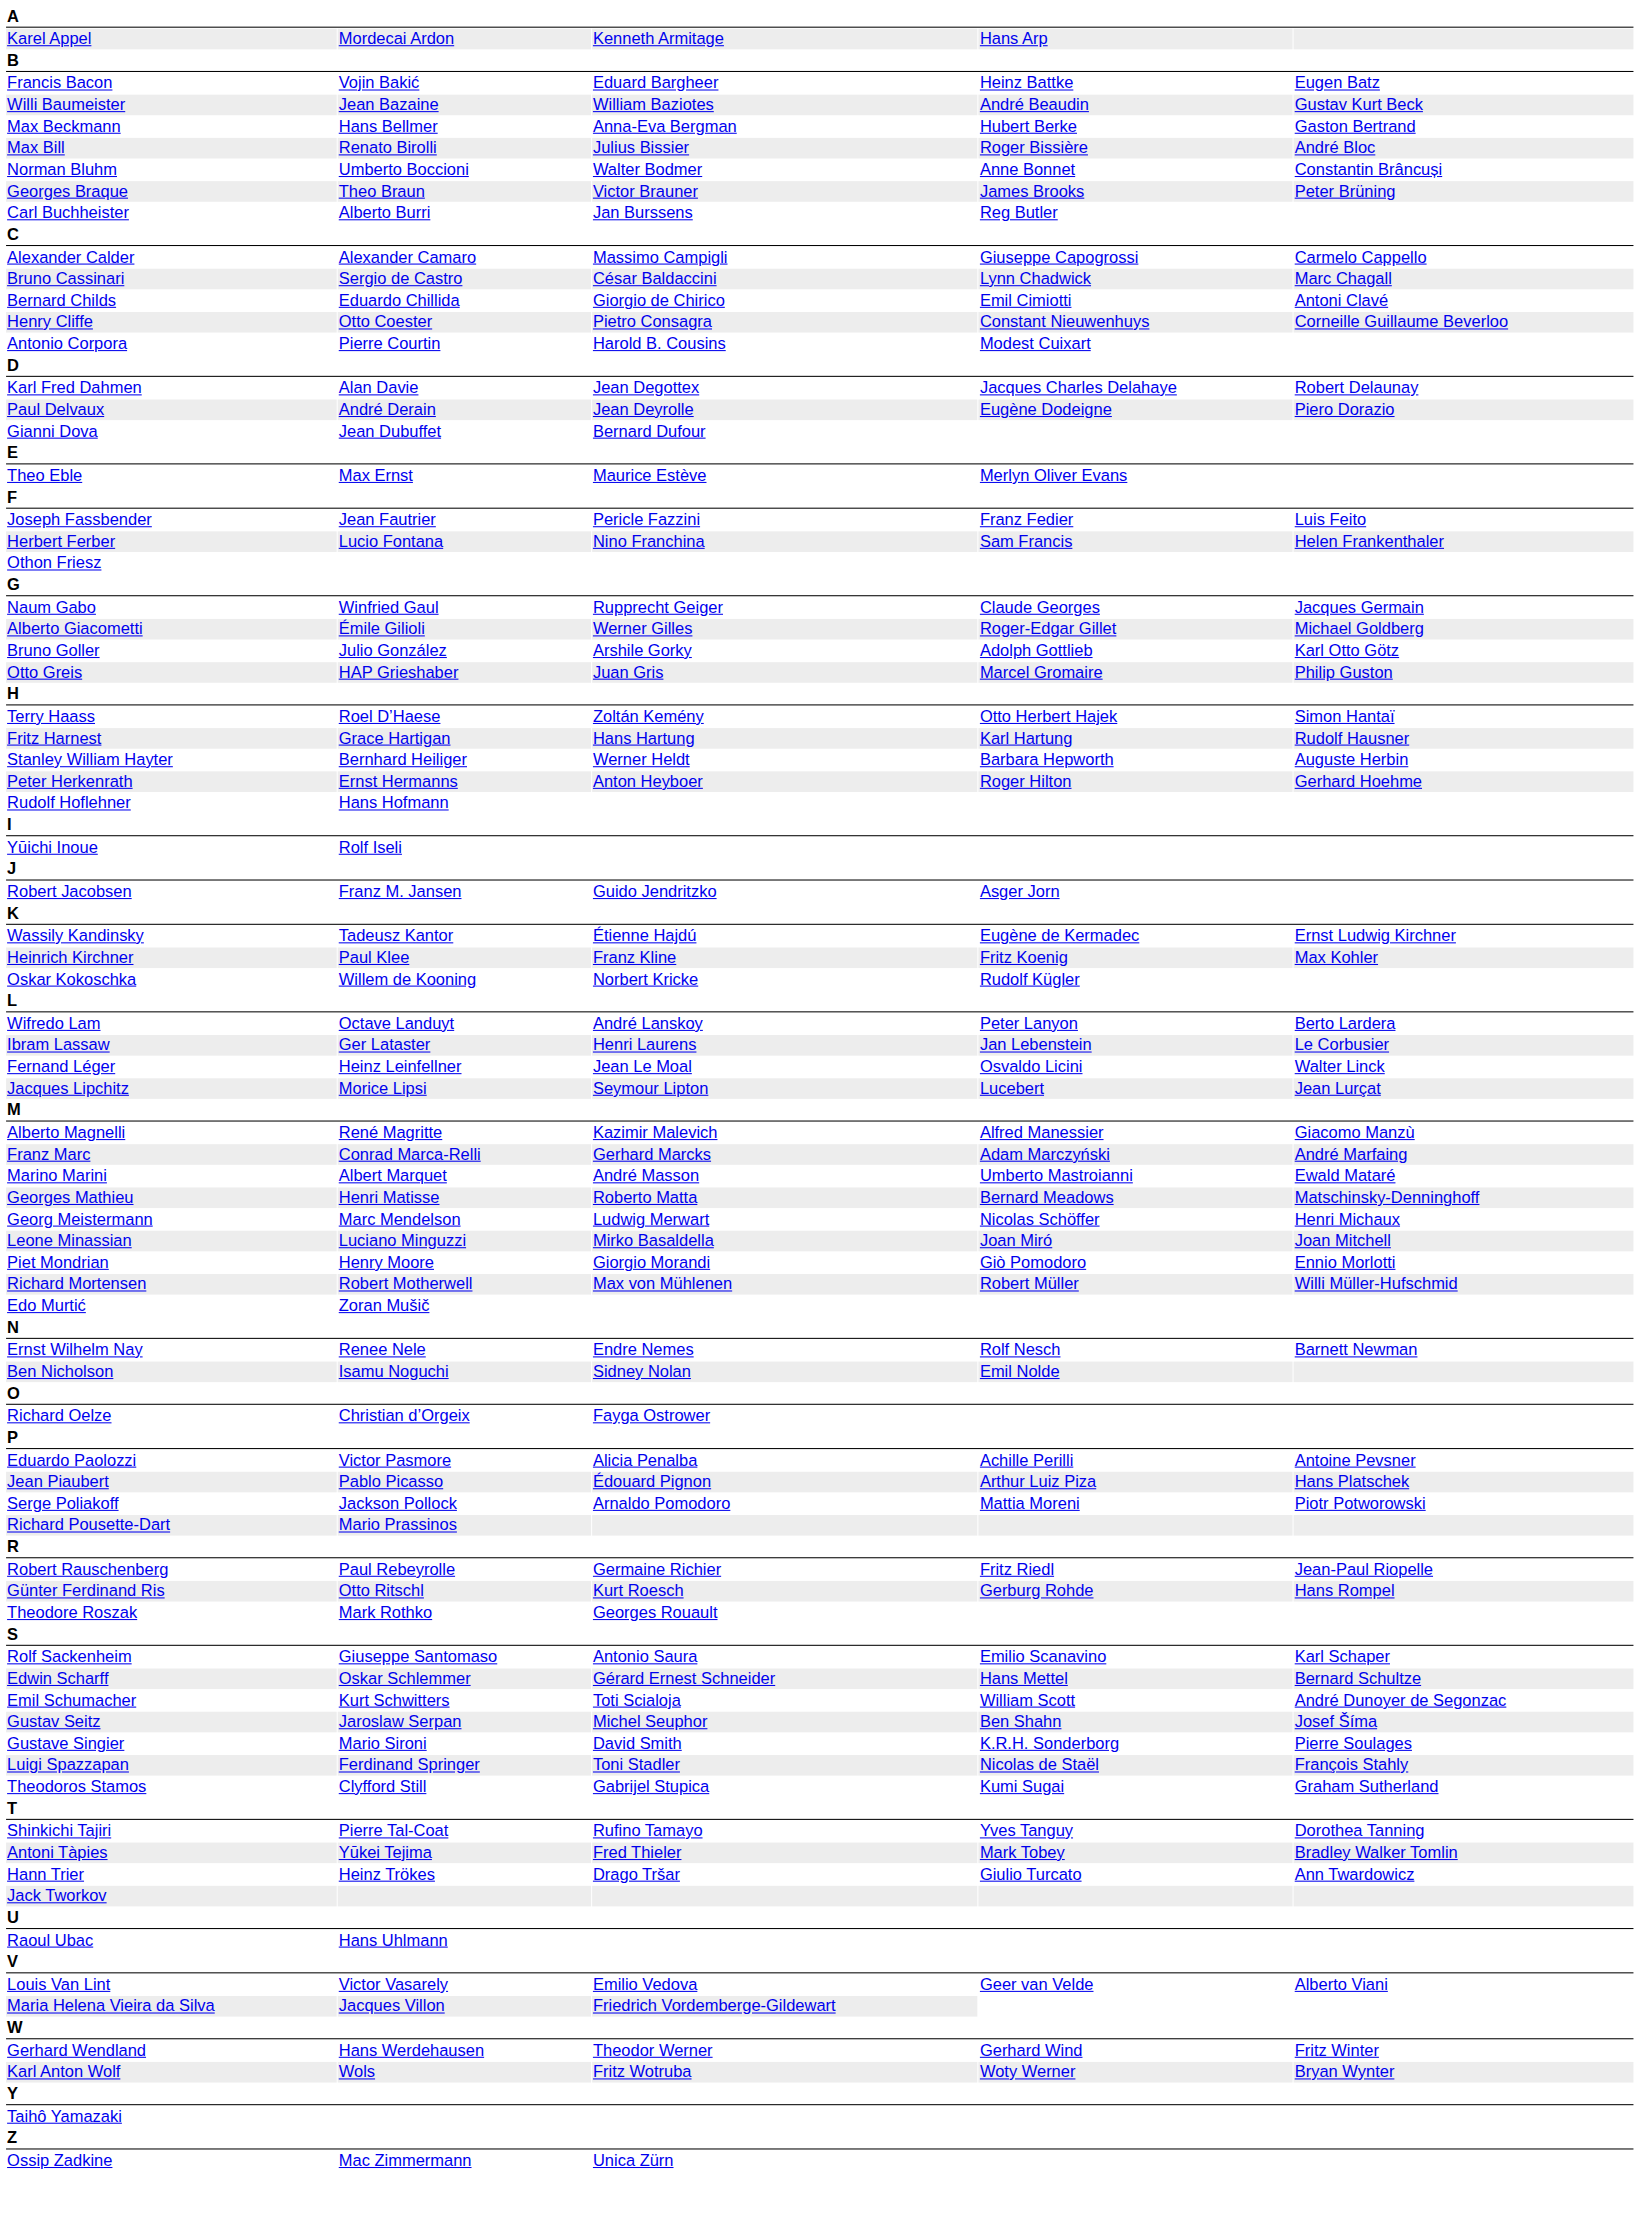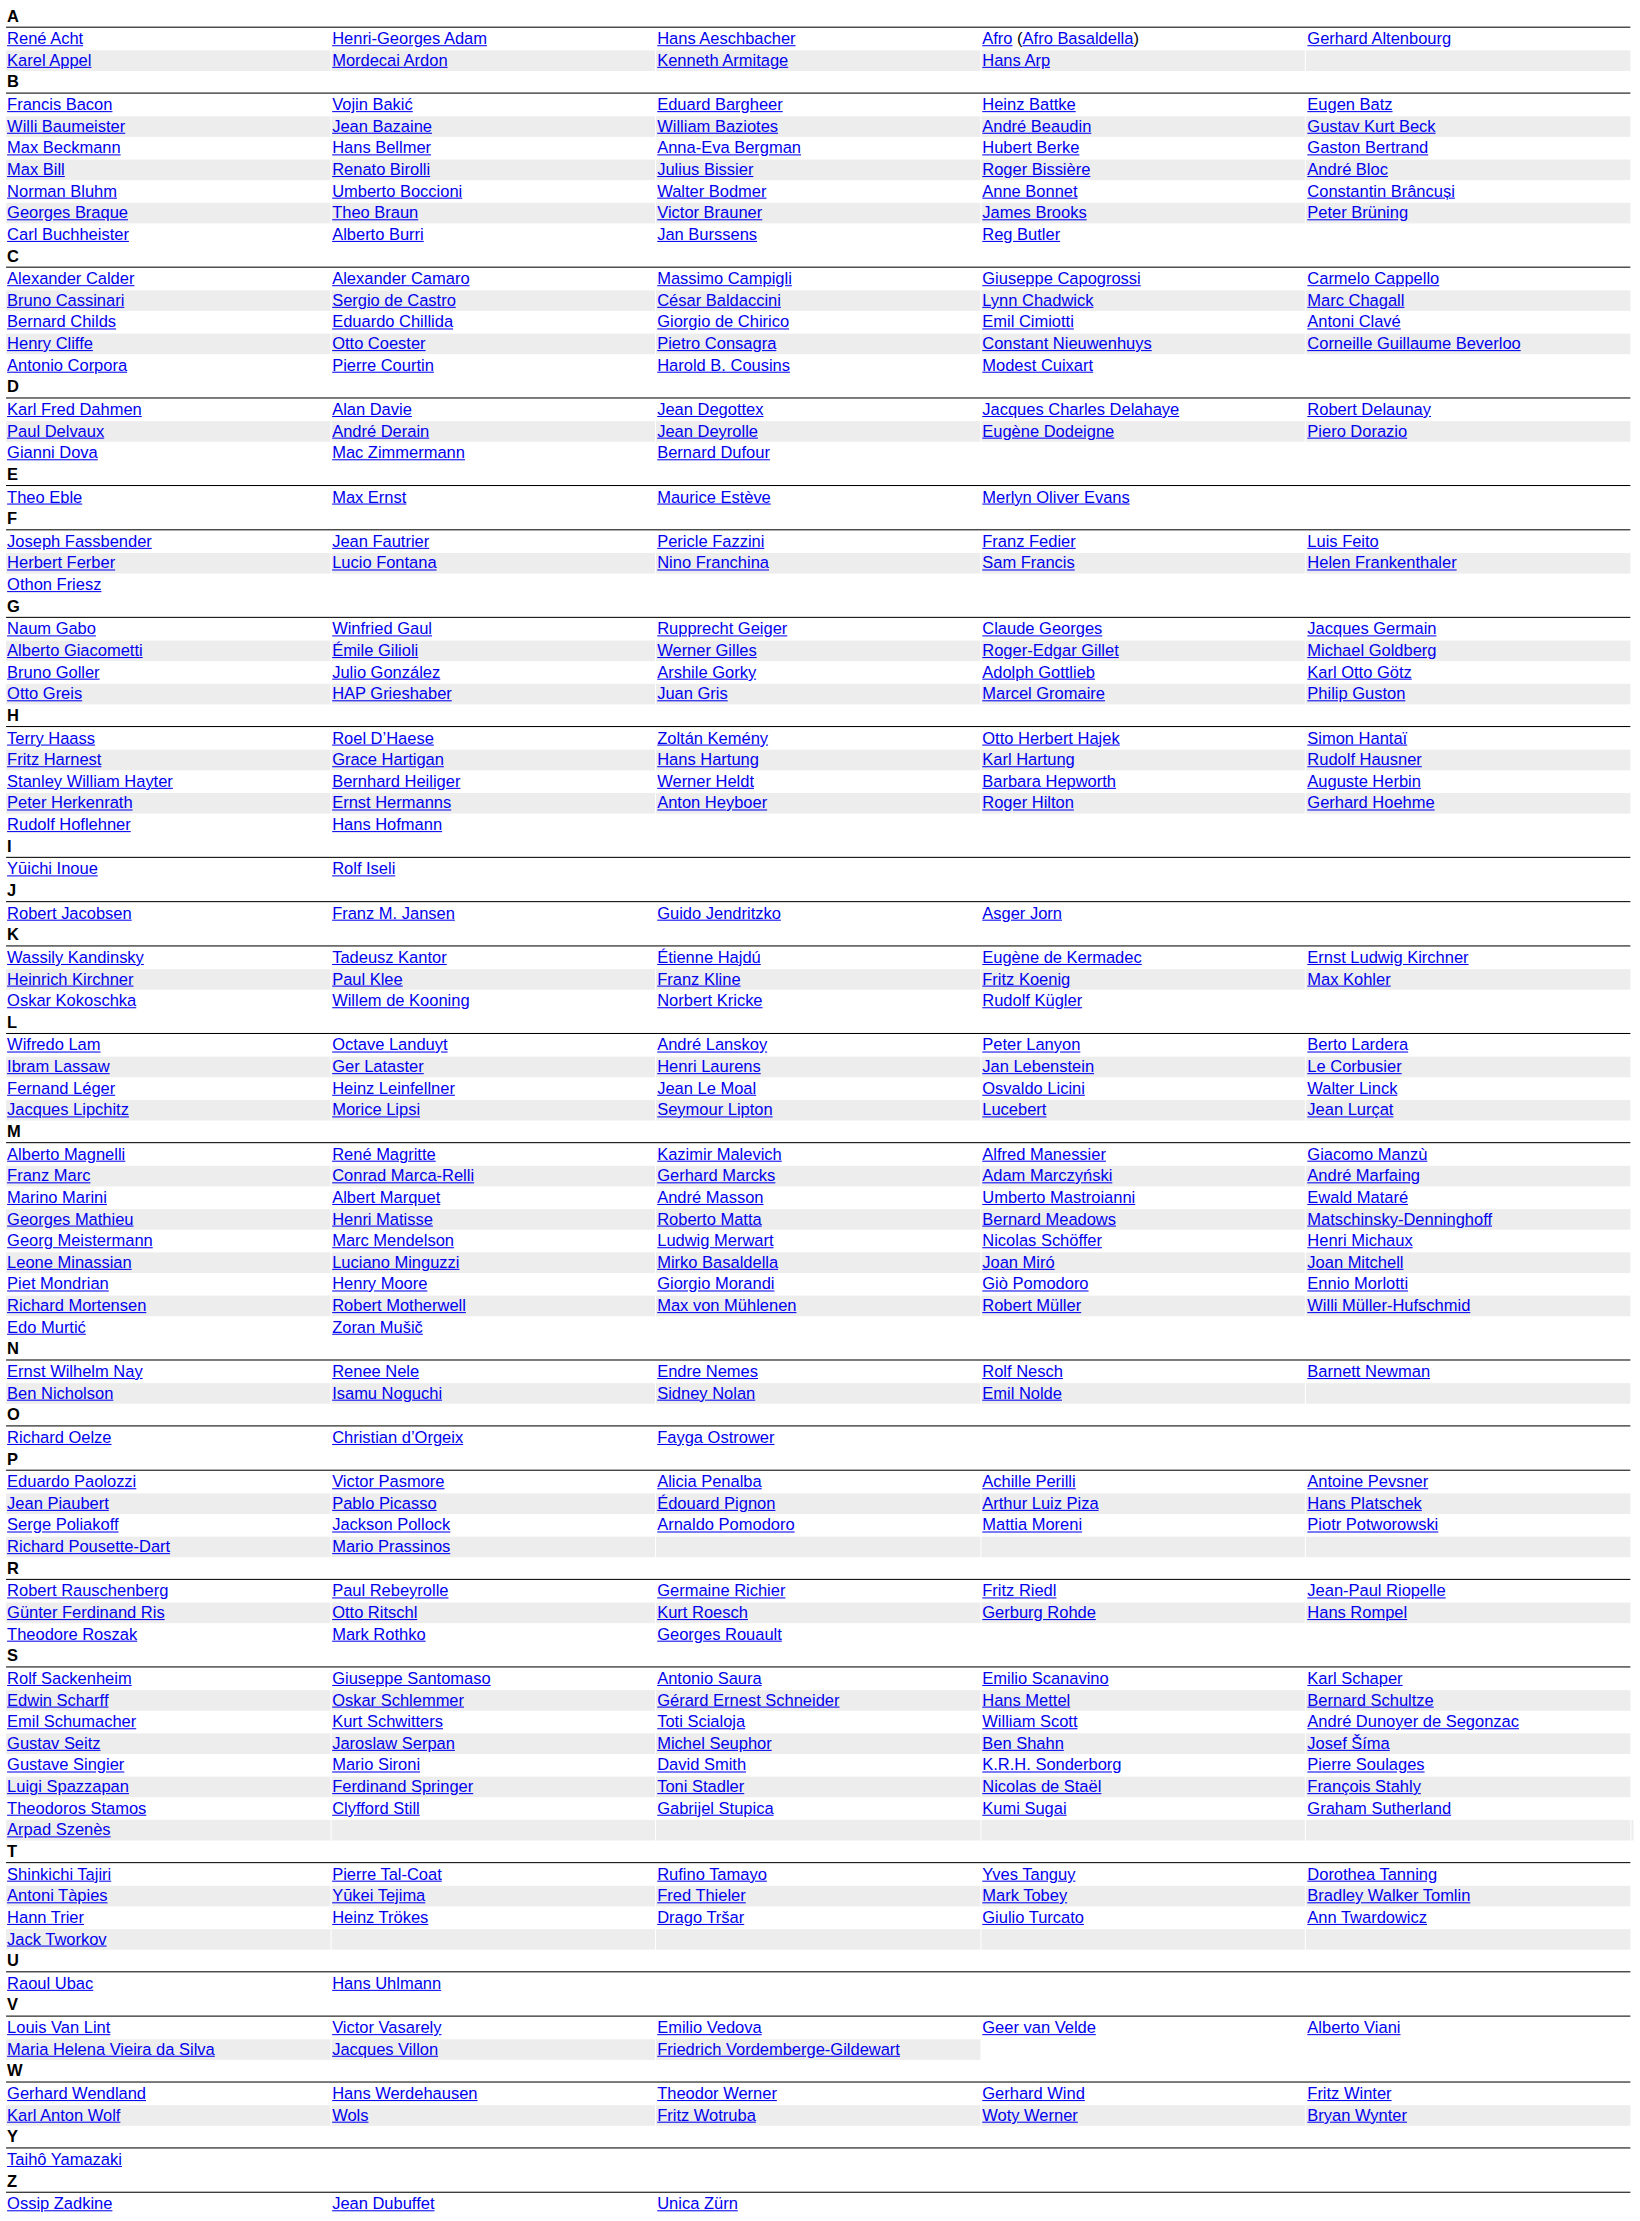+ row: (45, 39)
(390, 431) Jean Dubuffet -> (399, 453) Mac Zimmermann
+ row: (59, 1830)
(405, 2160) Mac Zimmermann -> (383, 2204) Jean Dubuffet
